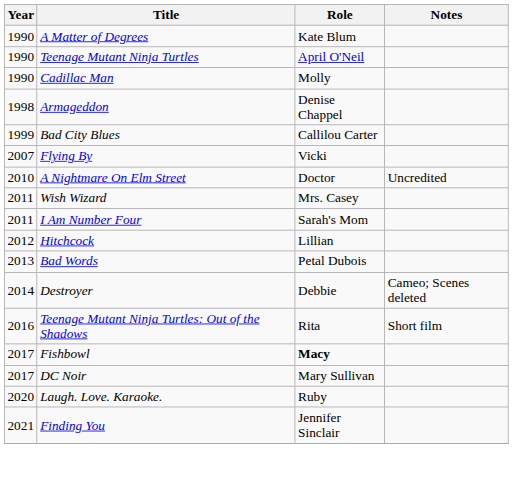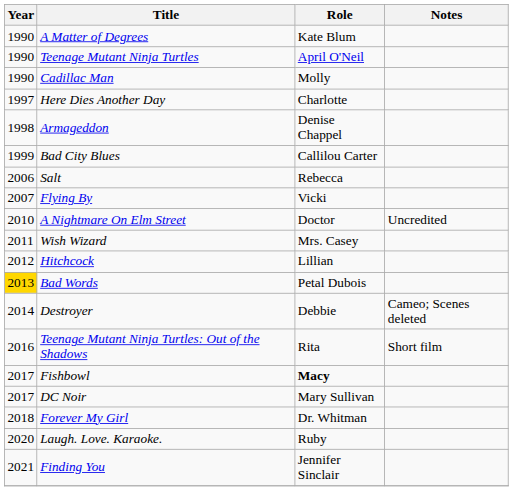+ row: (103, 99)
+ row: (50, 177)
- row: (91, 219)
(21, 261) no background -> (21, 282) gold background
+ row: (84, 417)
